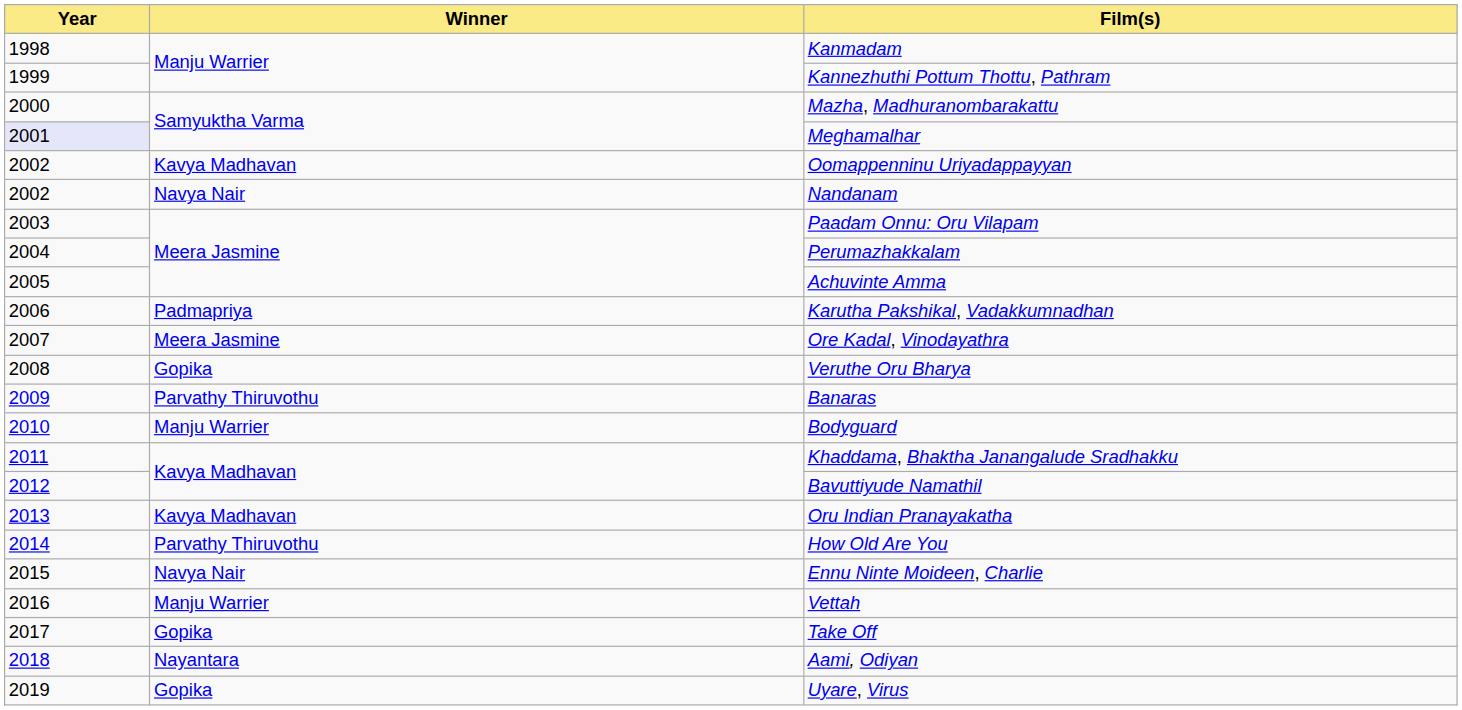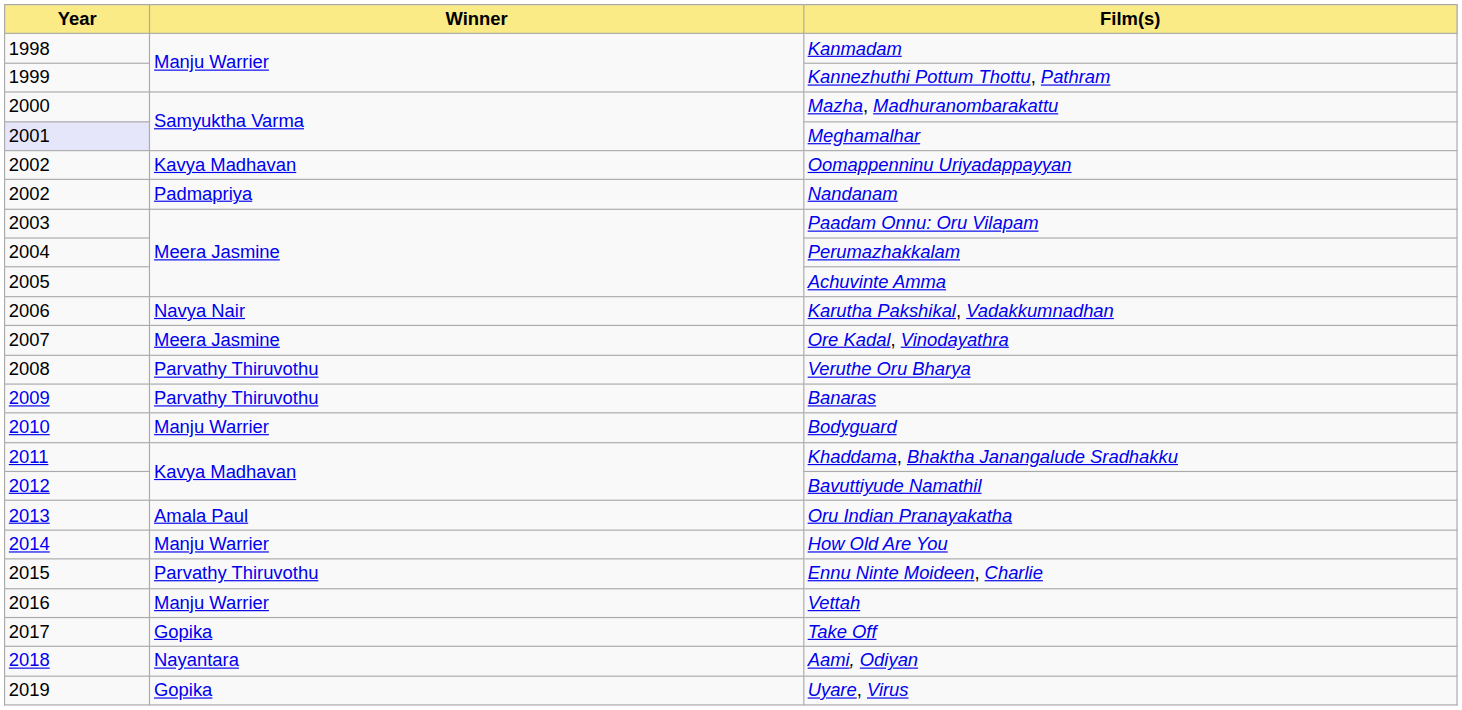(200, 194) Navya Nair -> (203, 194) Padmapriya
(203, 310) Padmapriya -> (200, 310) Navya Nair
(183, 369) Gopika -> (236, 369) Parvathy Thiruvothu
(225, 515) Kavya Madhavan -> (201, 515) Amala Paul
(236, 544) Parvathy Thiruvothu -> (211, 544) Manju Warrier
(200, 573) Navya Nair -> (236, 573) Parvathy Thiruvothu
